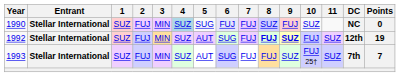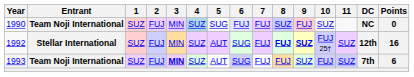(69, 24) Stellar International -> (76, 24) Team Noji International
(311, 38) FUJ -> (325, 42) FUJ 25†
(380, 38) 19 -> (394, 42) 16
(69, 56) Stellar International -> (76, 61) Team Noji International
(162, 56) normal -> (176, 61) bold
(311, 56) FUJ 25† -> (325, 61) FUJ
(380, 56) 7 -> (394, 61) 6
